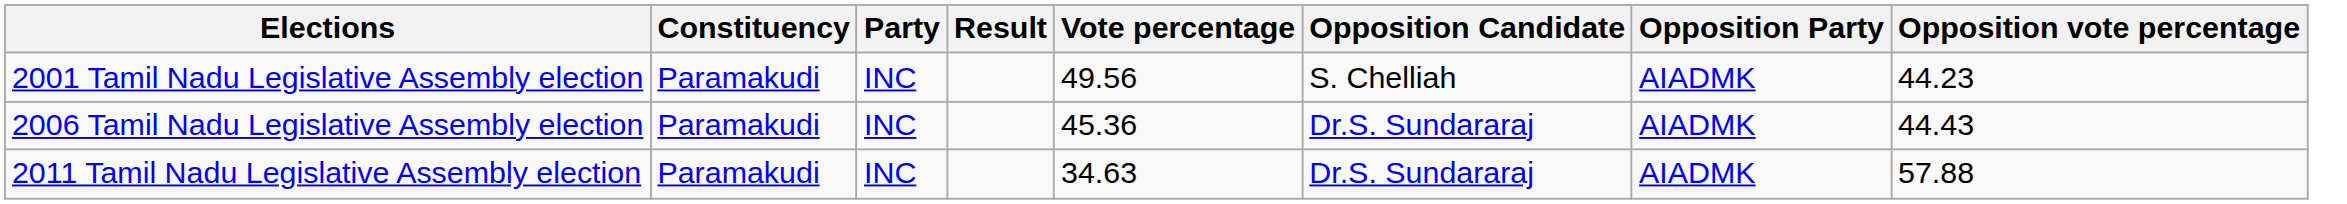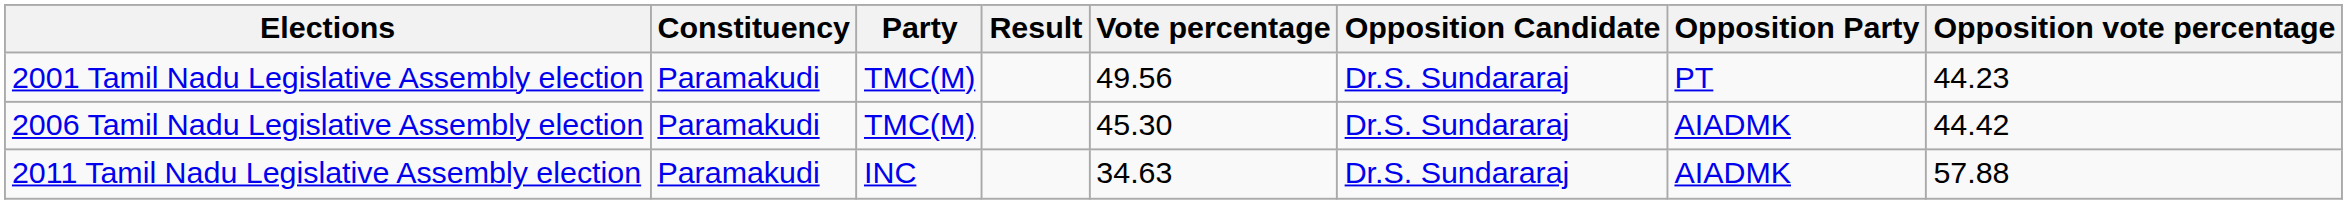(890, 76) INC -> (920, 76) TMC(M)
(1383, 76) S. Chelliah -> (1457, 76) Dr.S. Sundararaj
(1697, 76) AIADMK -> (1694, 76) PT
(890, 125) INC -> (920, 125) TMC(M)
(1099, 125) 45.36 -> (1134, 125) 45.30
(1936, 125) 44.43 -> (1971, 125) 44.42
